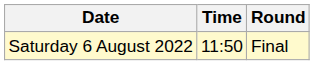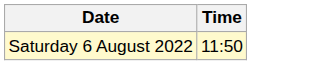- column: (278, 18)
